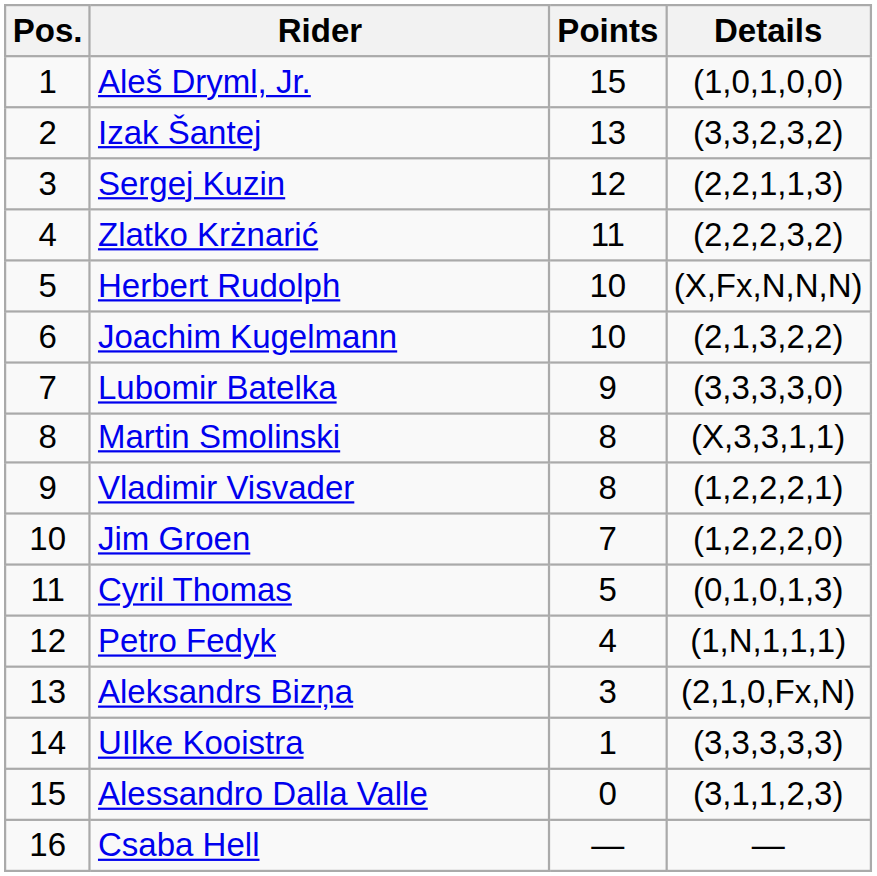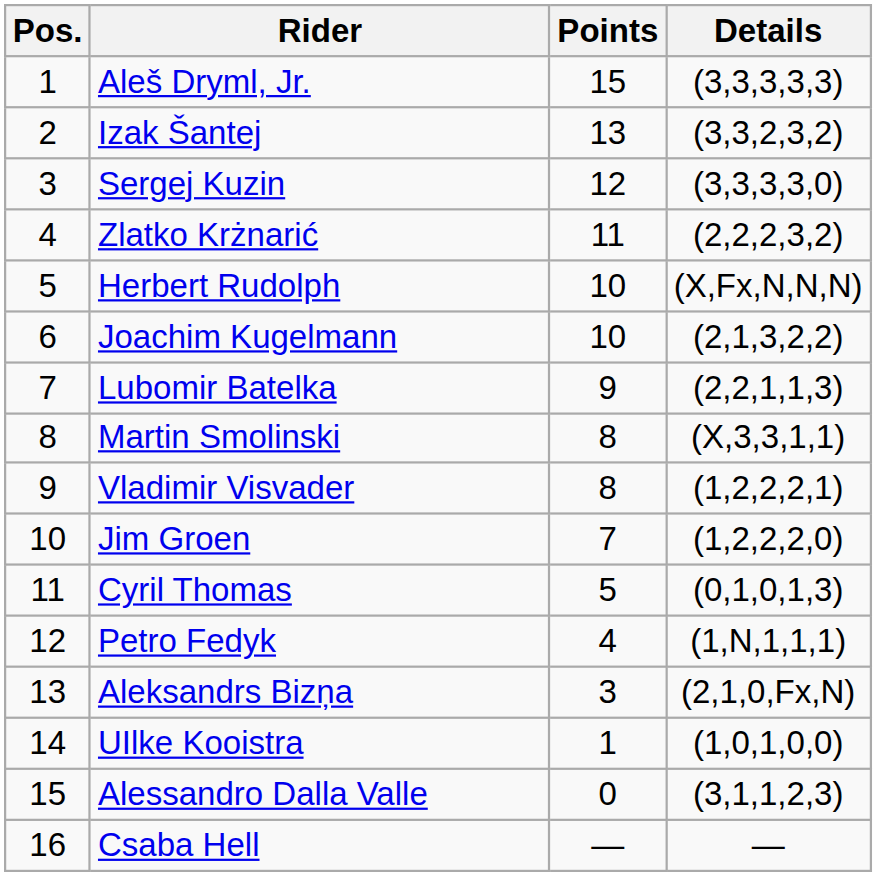(768, 81) (1,0,1,0,0) -> (768, 81) (3,3,3,3,3)
(768, 183) (2,2,1,1,3) -> (768, 183) (3,3,3,3,0)
(768, 387) (3,3,3,3,0) -> (768, 387) (2,2,1,1,3)
(768, 743) (3,3,3,3,3) -> (768, 743) (1,0,1,0,0)
